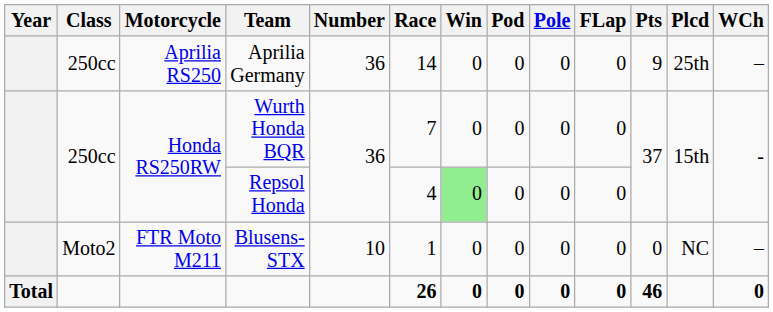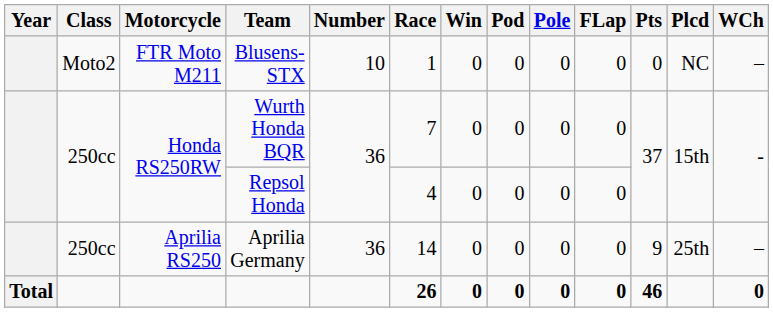rows swapped: (267, 63) <-> (270, 248)
(477, 194) lightgreen background -> (477, 194) no background
